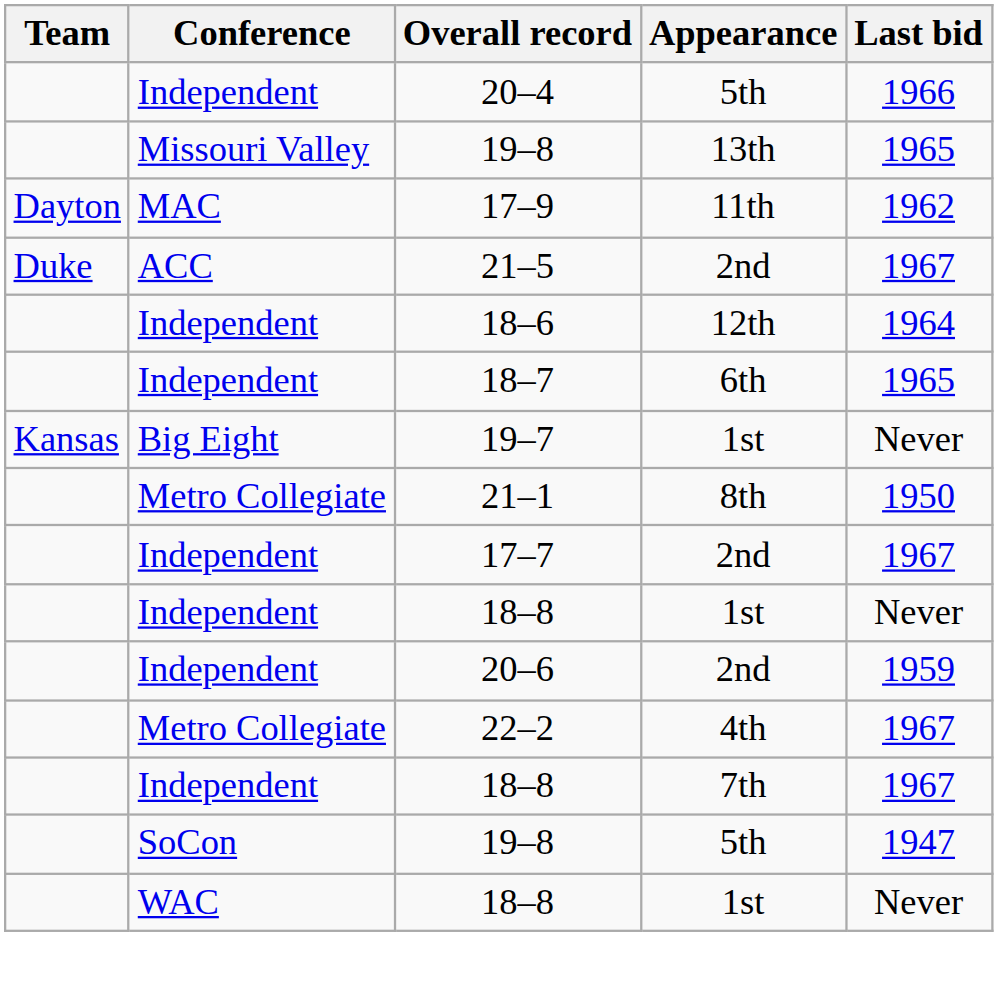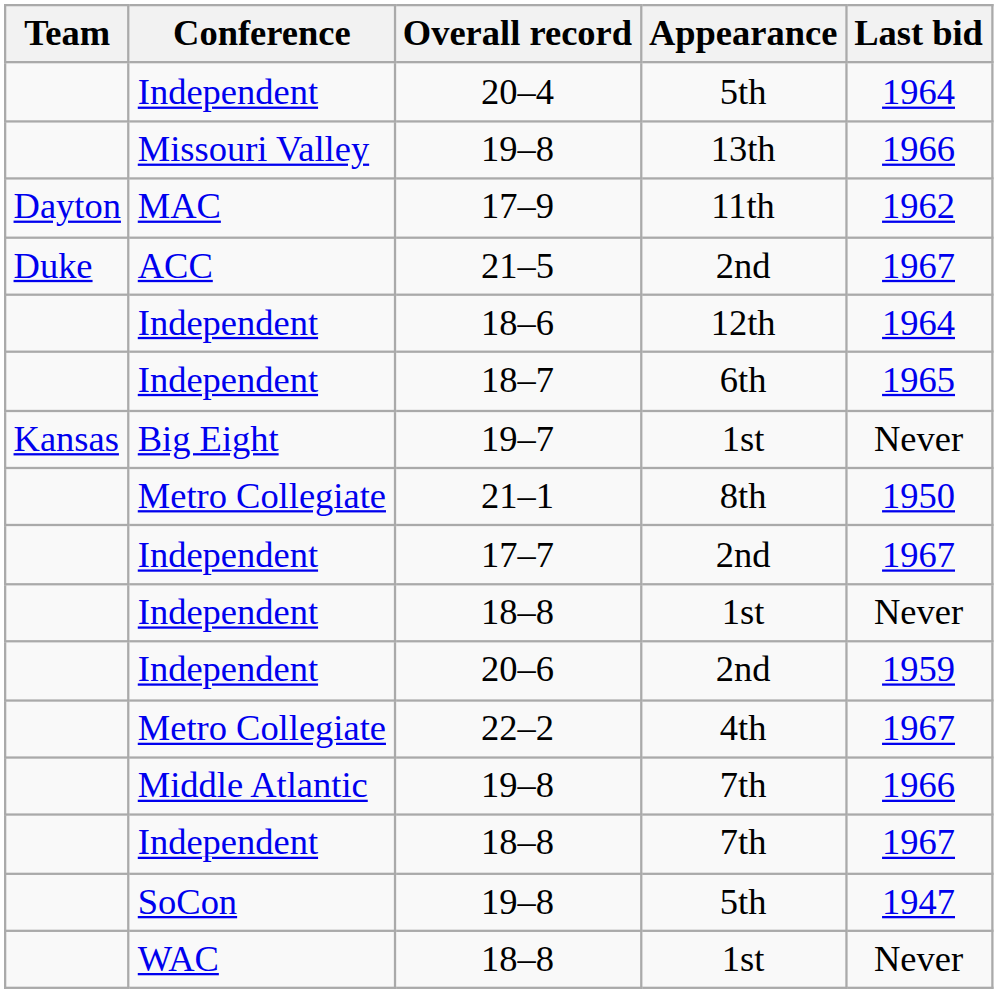(919, 91) 1966 -> (919, 91) 1964
(919, 149) 1965 -> (919, 149) 1966
+ row: (517, 785)
